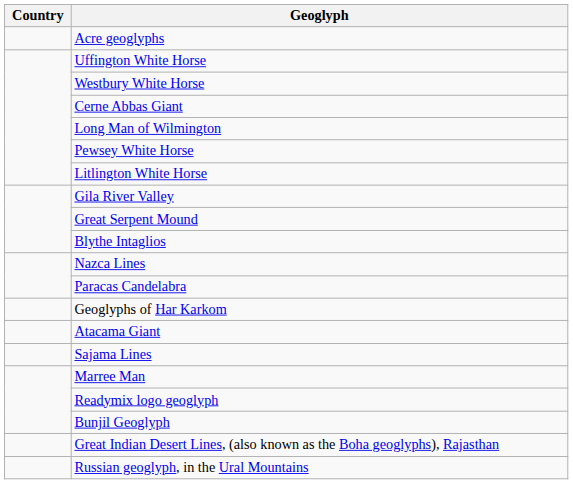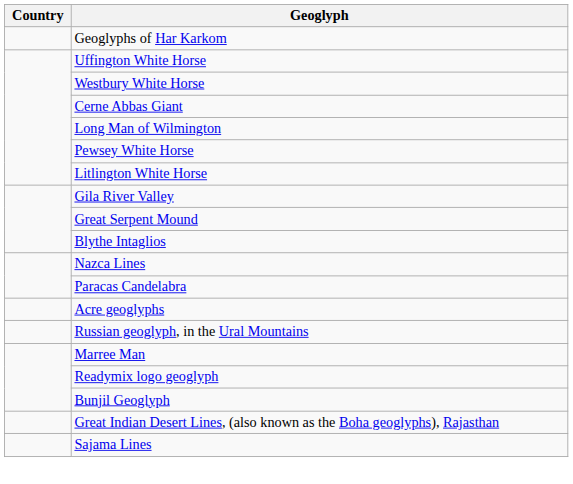rows swapped: (151, 309) <-> (119, 38)
- row: (117, 331)
rows swapped: (113, 354) <-> (192, 467)
